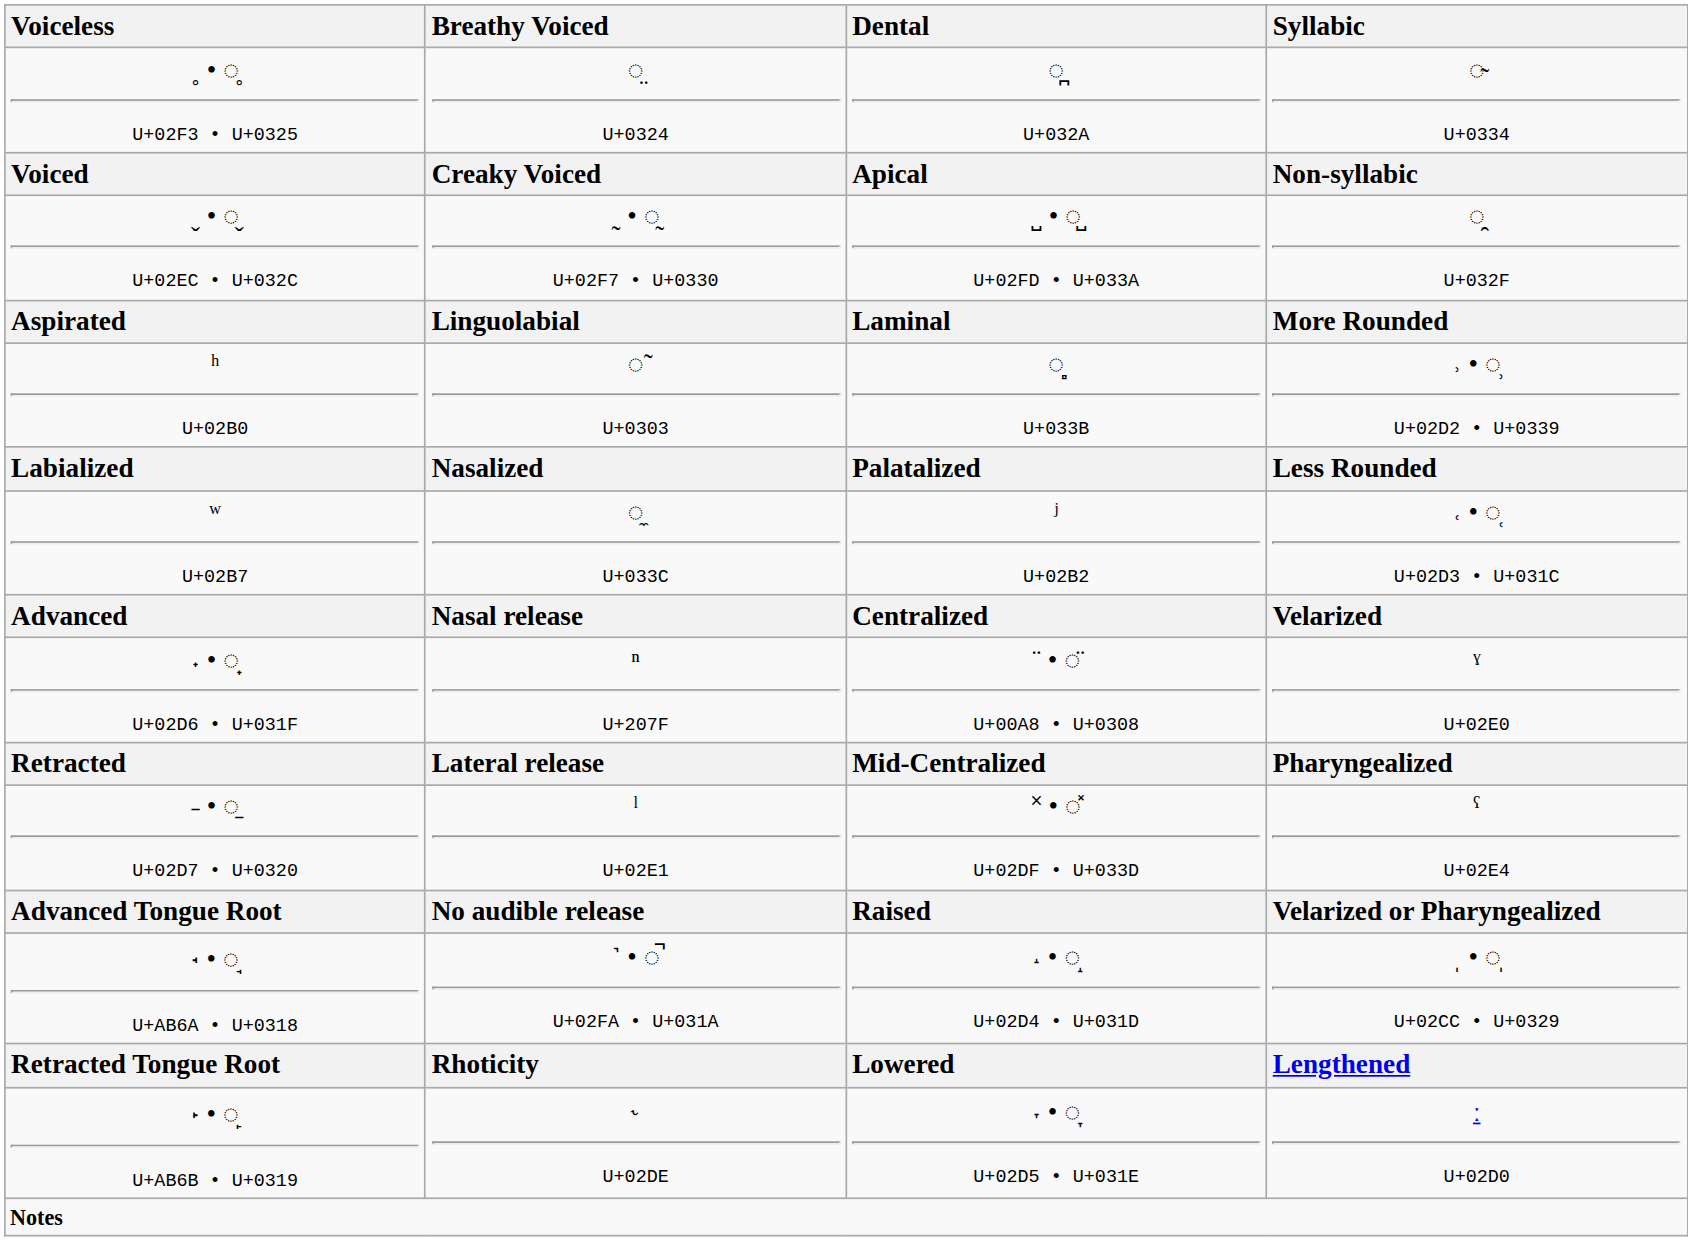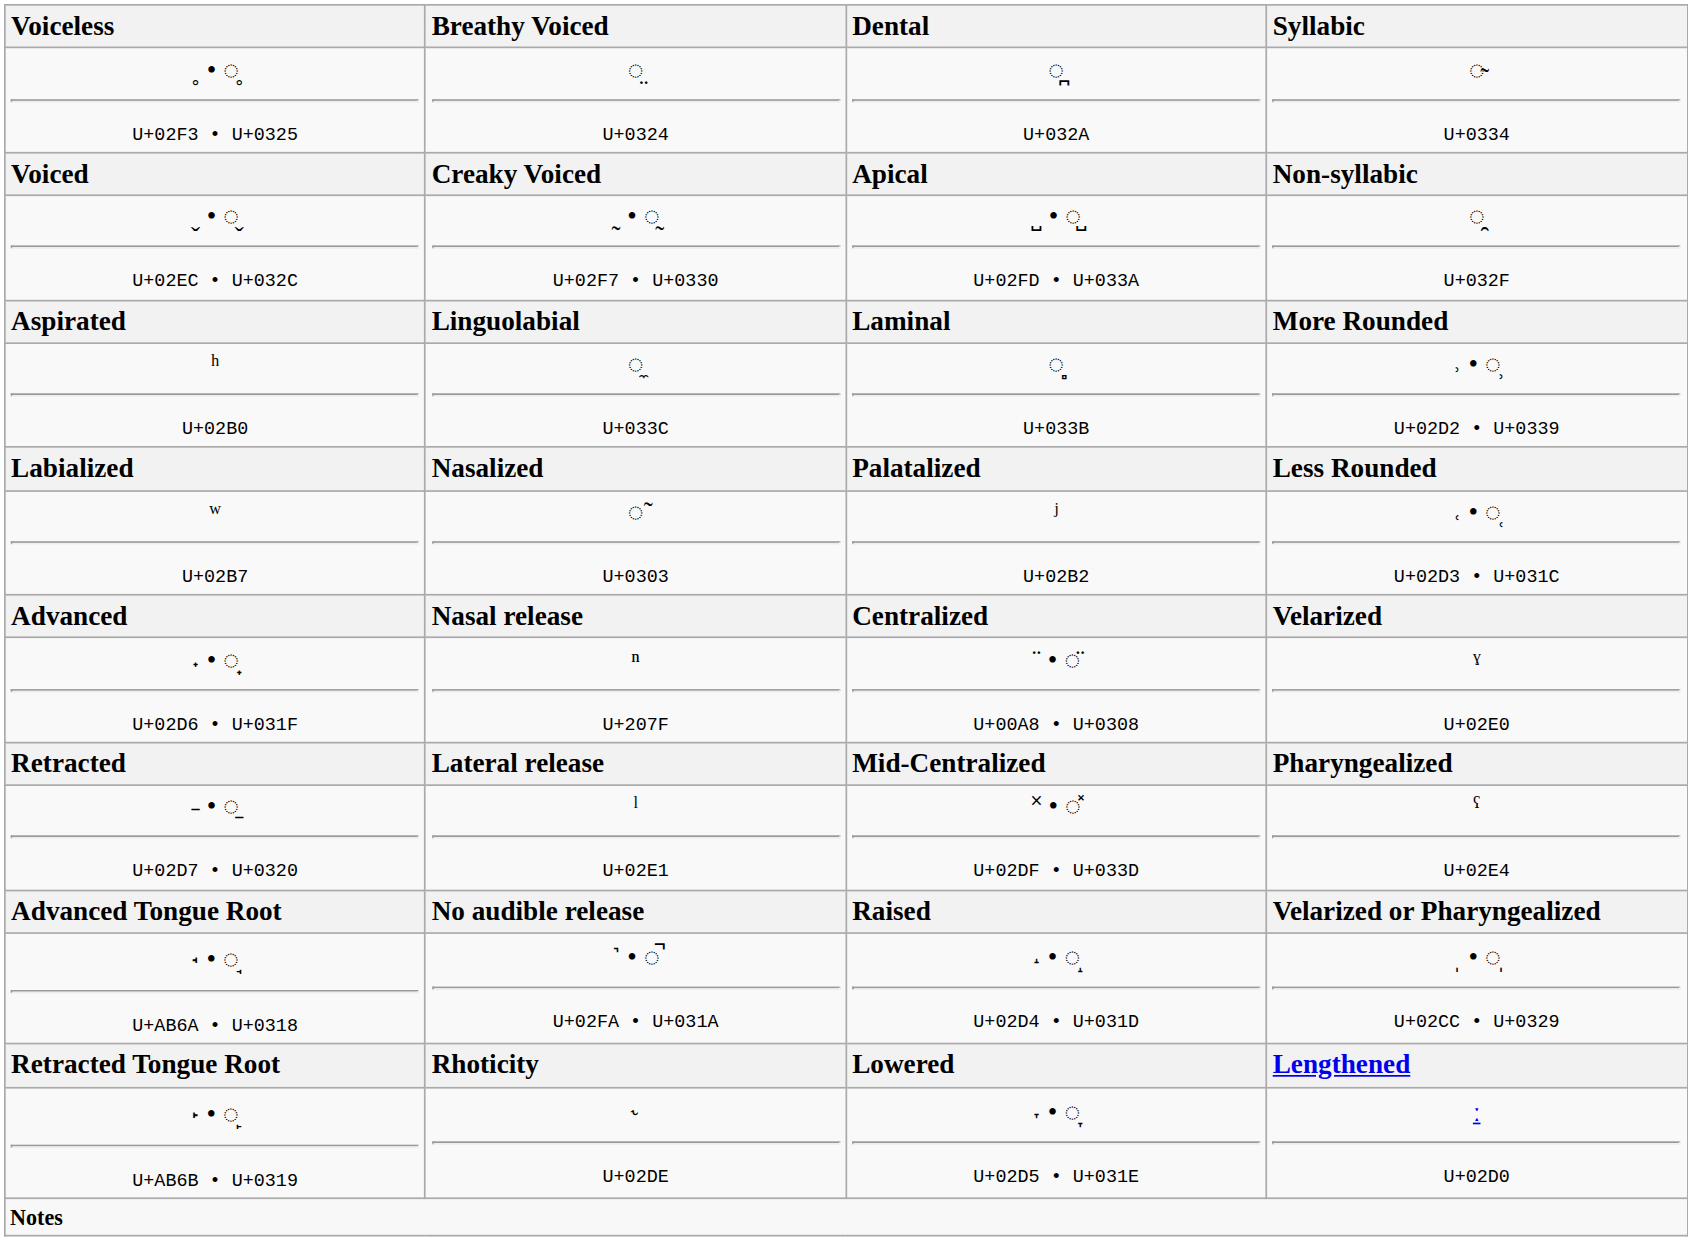(636, 394) ◌̃ U+0303 -> (636, 394) ◌͏̼ U+033C
(636, 542) ◌͏̼ U+033C -> (636, 542) ◌̃ U+0303
